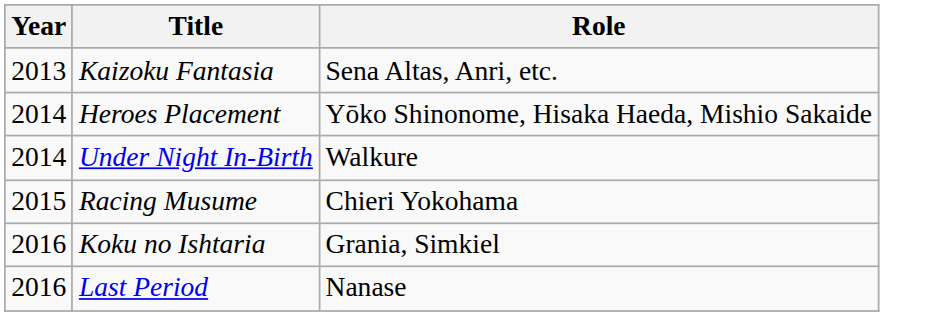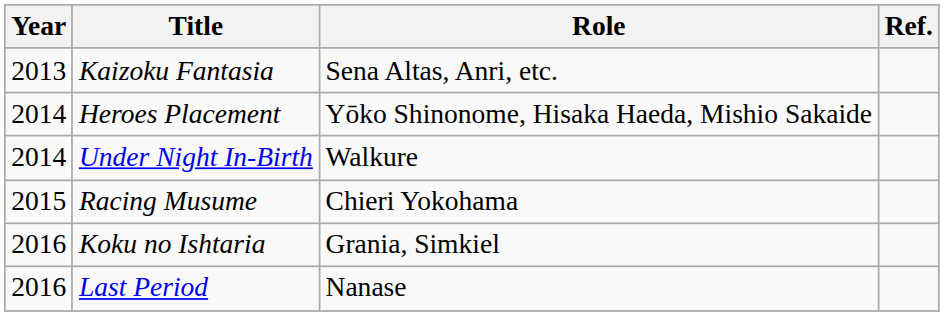+ column: (909, 26)
